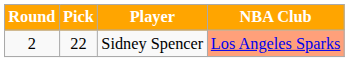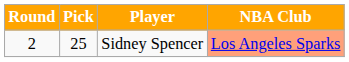(78, 43) 22 -> (78, 43) 25
